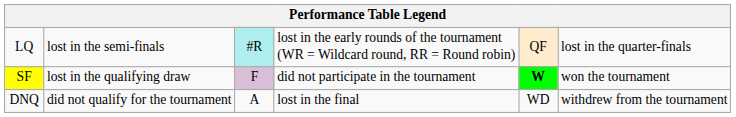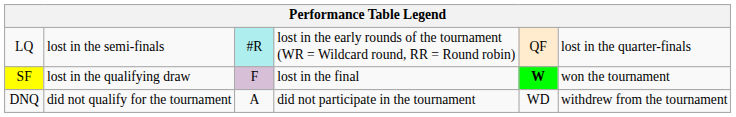(376, 78) did not participate in the tournament -> (318, 78) lost in the final
(318, 101) lost in the final -> (376, 101) did not participate in the tournament
